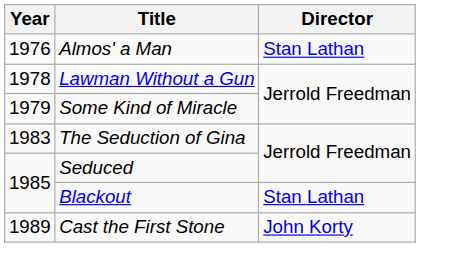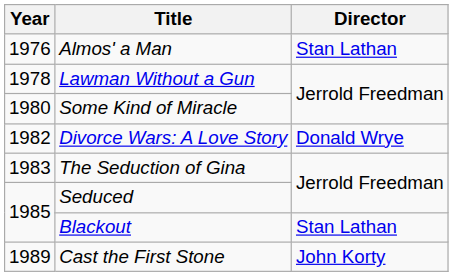(30, 108) 1979 -> (30, 108) 1980
+ row: (173, 138)
